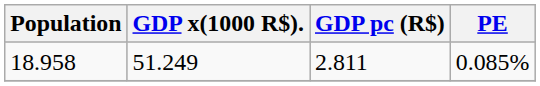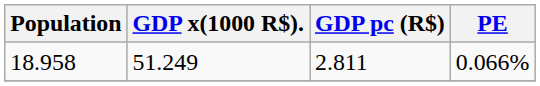(493, 61) 0.085% -> (493, 61) 0.066%
